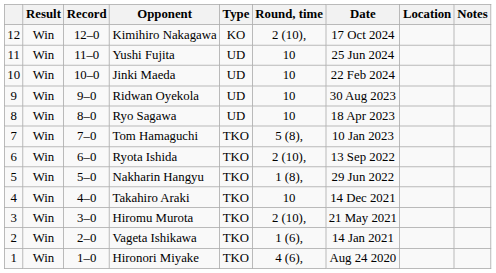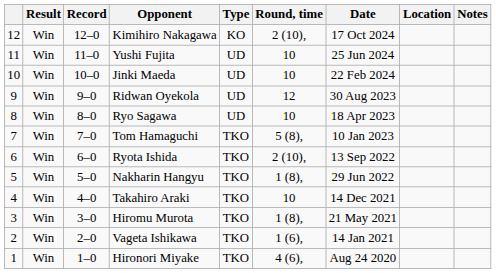(289, 95) 10 -> (289, 95) 12
(289, 217) 2 (10), -> (289, 217) 1 (8),
